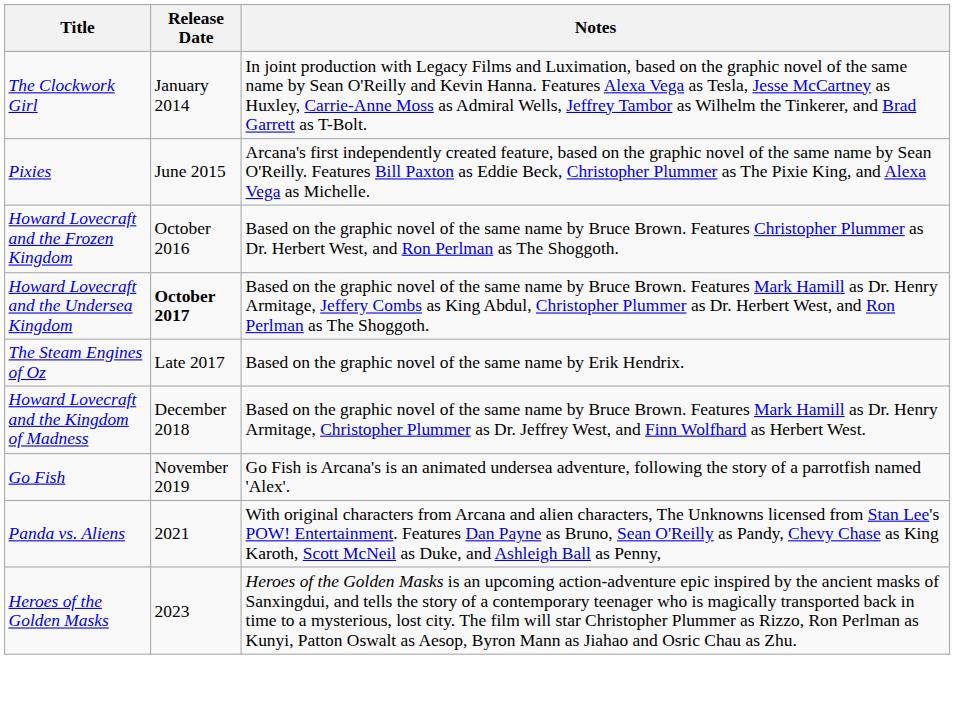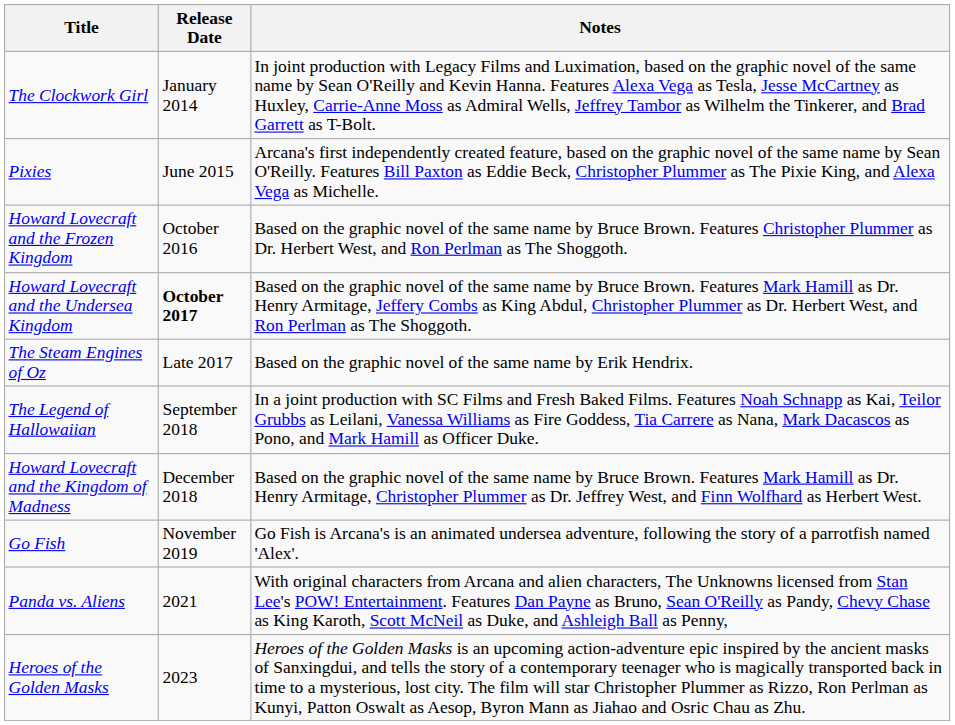+ row: (58, 419)
